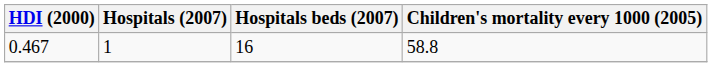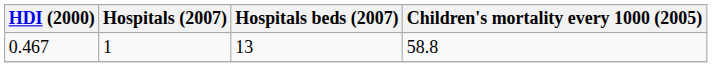(244, 47) 16 -> (244, 47) 13
